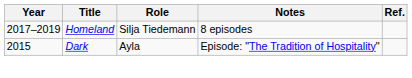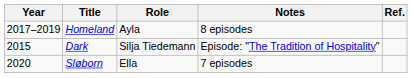(157, 30) Silja Tiedemann -> (130, 30) Ayla
(130, 47) Ayla -> (157, 47) Silja Tiedemann
+ row: (84, 64)
